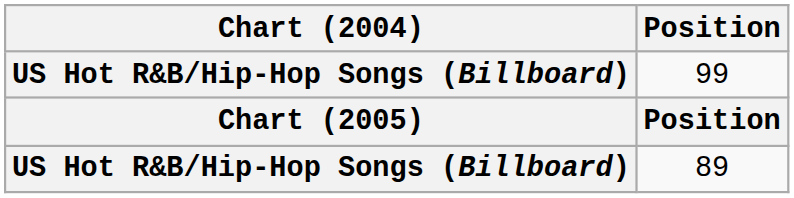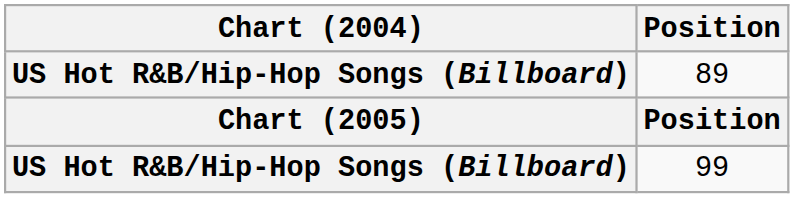rows swapped: (712, 75) <-> (712, 168)
